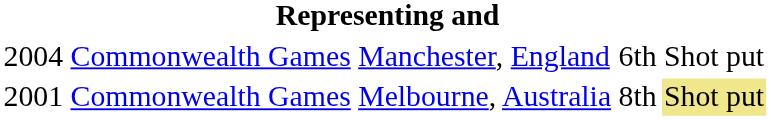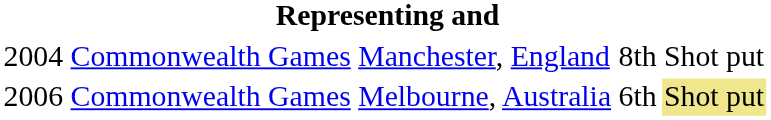(638, 55) 6th -> (638, 55) 8th
(33, 96) 2001 -> (33, 96) 2006
(638, 96) 8th -> (638, 96) 6th
